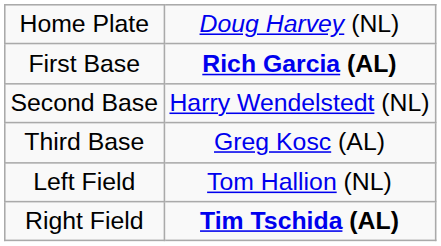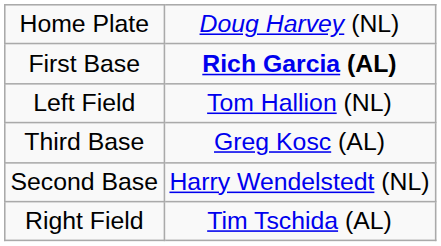rows swapped: (84, 102) <-> (84, 181)
(299, 220) bold -> (299, 220) normal
